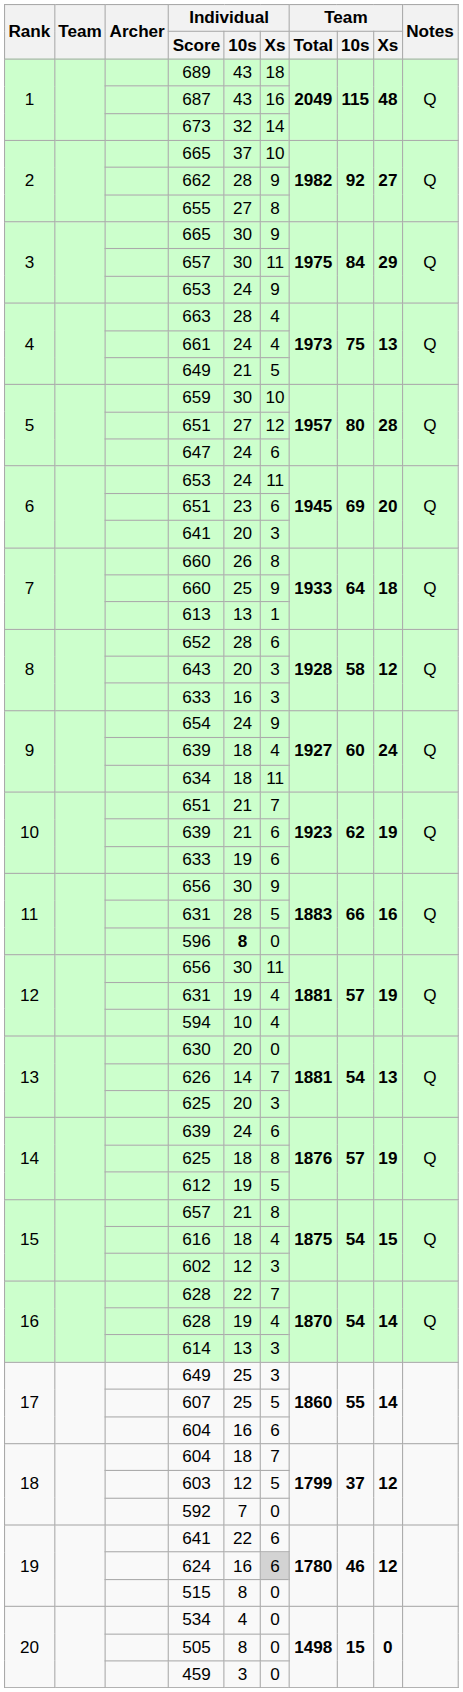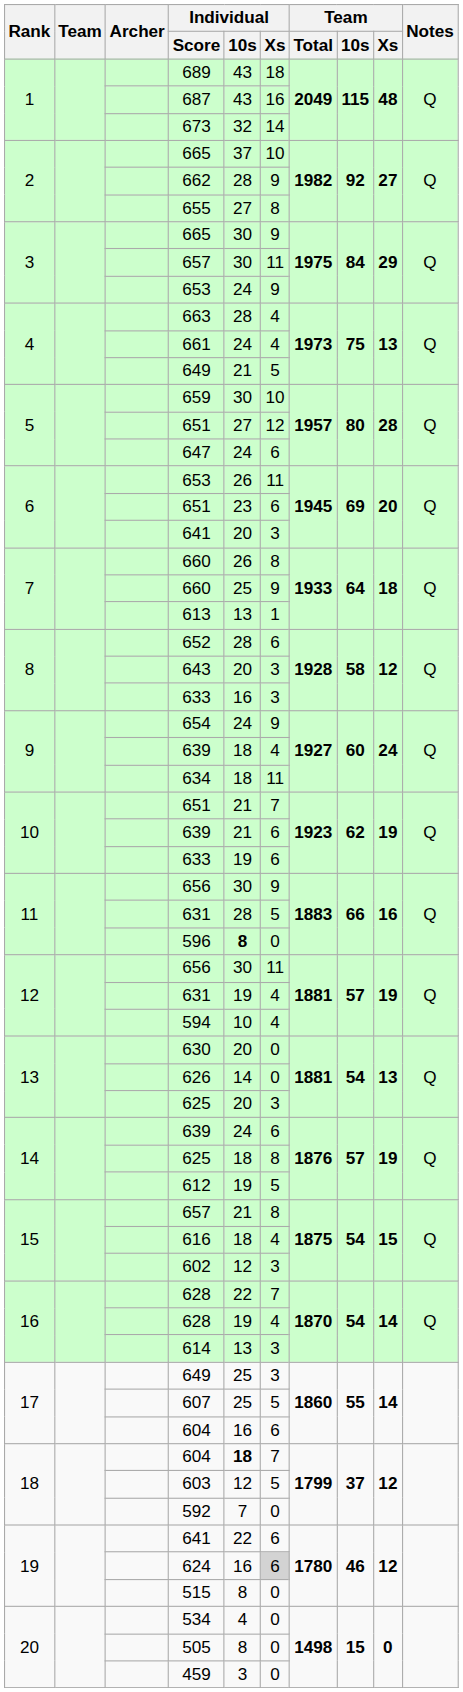(242, 479) 24 -> (242, 479) 26
(275, 1076) 7 -> (275, 1076) 0
(242, 1457) normal -> (242, 1457) bold
